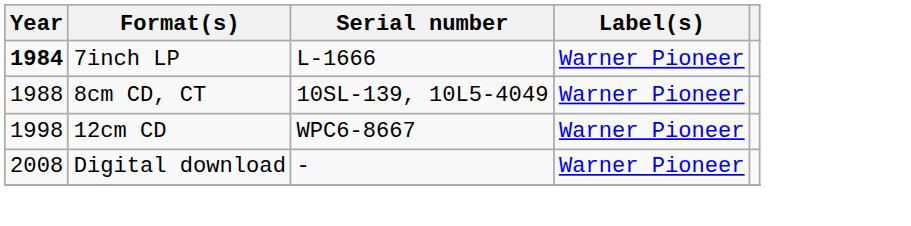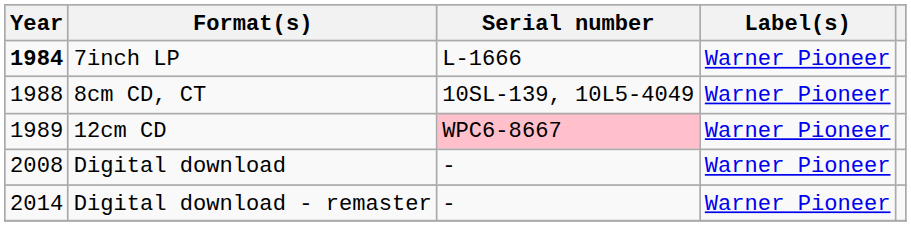(37, 131) 1998 -> (37, 131) 1989
(356, 131) no background -> (502, 131) pink background
+ row: (253, 203)
